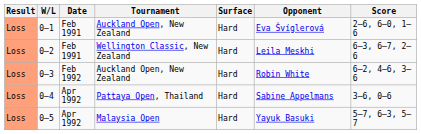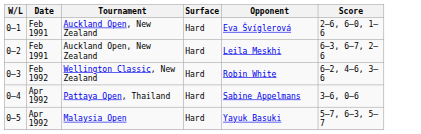- column: (21, 11)
(152, 51) Wellington Classic, New Zealand -> (107, 51) Auckland Open, New Zealand
(140, 74) Auckland Open, New Zealand -> (119, 74) Wellington Classic, New Zealand
